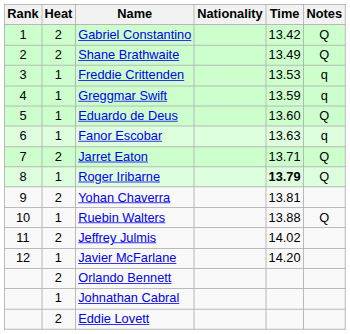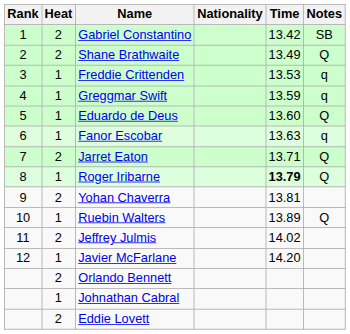(324, 34) Q -> (324, 34) SB
(285, 217) 13.88 -> (285, 217) 13.89
